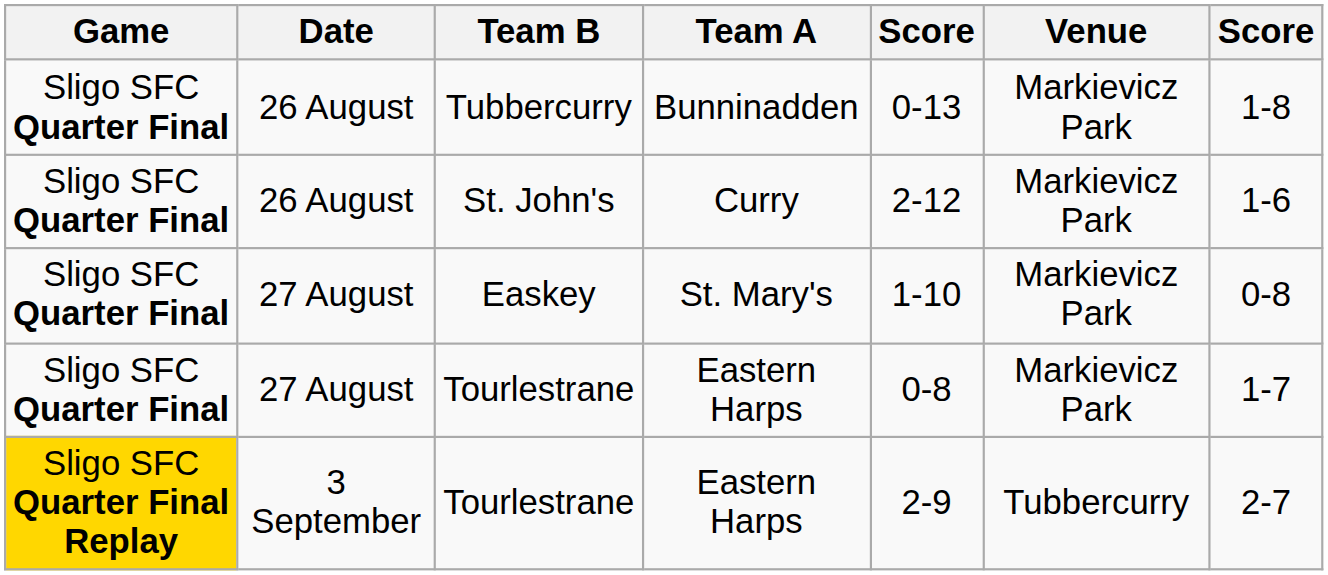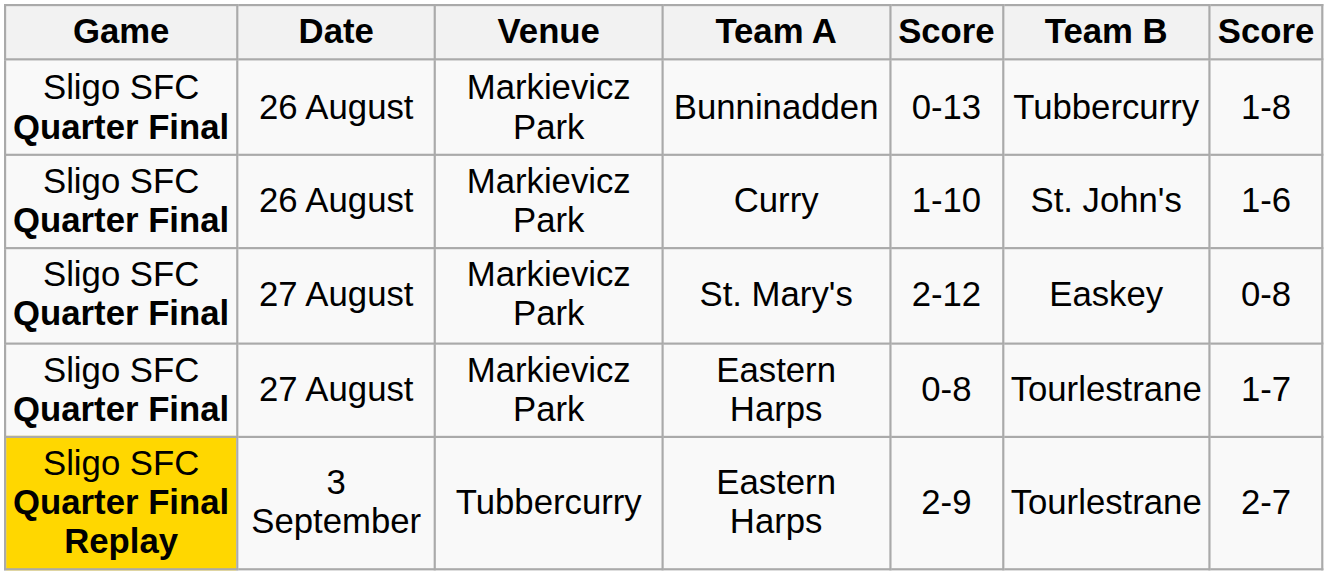columns swapped: (1096, 32) <-> (539, 32)
(927, 200) 2-12 -> (946, 200) 1-10
(927, 294) 1-10 -> (946, 294) 2-12
